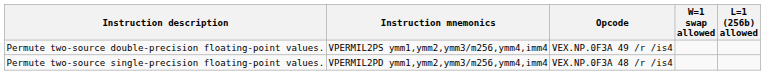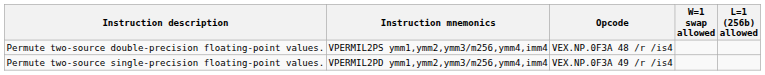(612, 48) VEX.NP.0F3A 49 /r /is4 -> (612, 48) VEX.NP.0F3A 48 /r /is4
(612, 62) VEX.NP.0F3A 48 /r /is4 -> (612, 62) VEX.NP.0F3A 49 /r /is4
